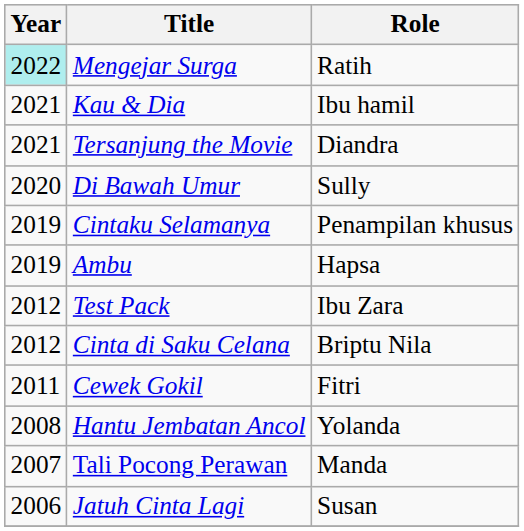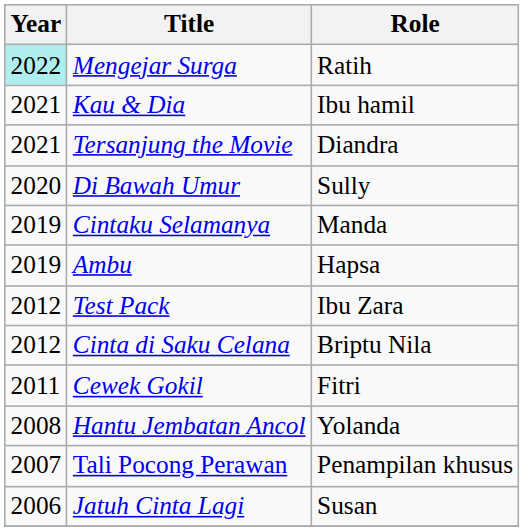(415, 225) Penampilan khusus -> (352, 225) Manda
(352, 465) Manda -> (415, 465) Penampilan khusus
